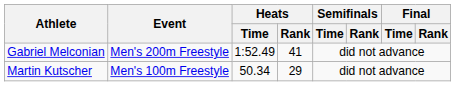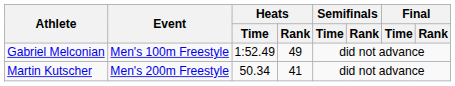(170, 53) Men's 200m Freestyle -> (170, 53) Men's 100m Freestyle
(295, 53) 41 -> (295, 53) 49
(170, 72) Men's 100m Freestyle -> (170, 72) Men's 200m Freestyle
(295, 72) 29 -> (295, 72) 41
